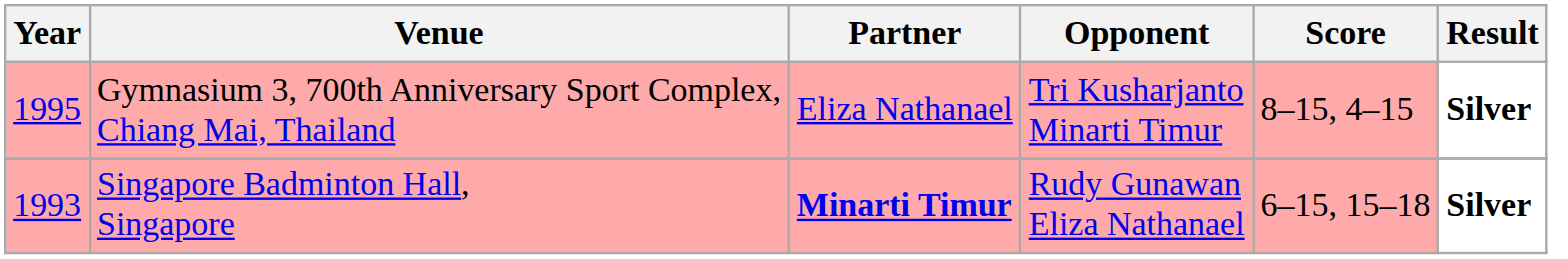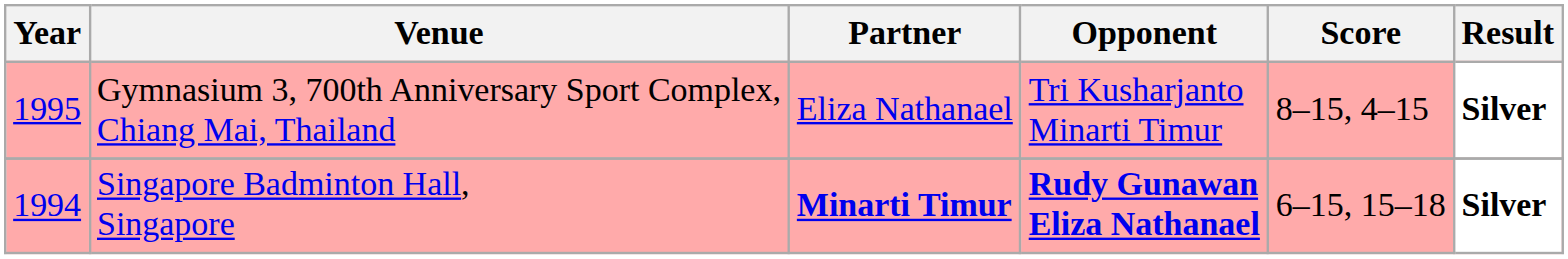(47, 205) 1993 -> (47, 205) 1994
(1137, 205) normal -> (1144, 205) bold
